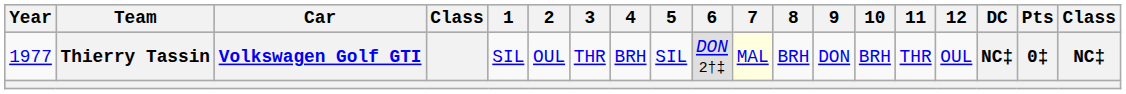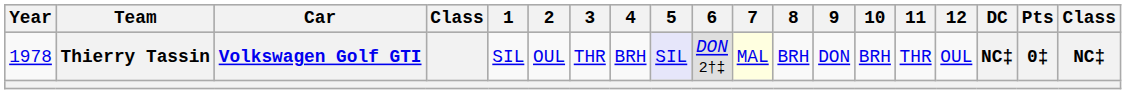(31, 57) 1977 -> (31, 57) 1978
(671, 57) no background -> (671, 57) lavender background
